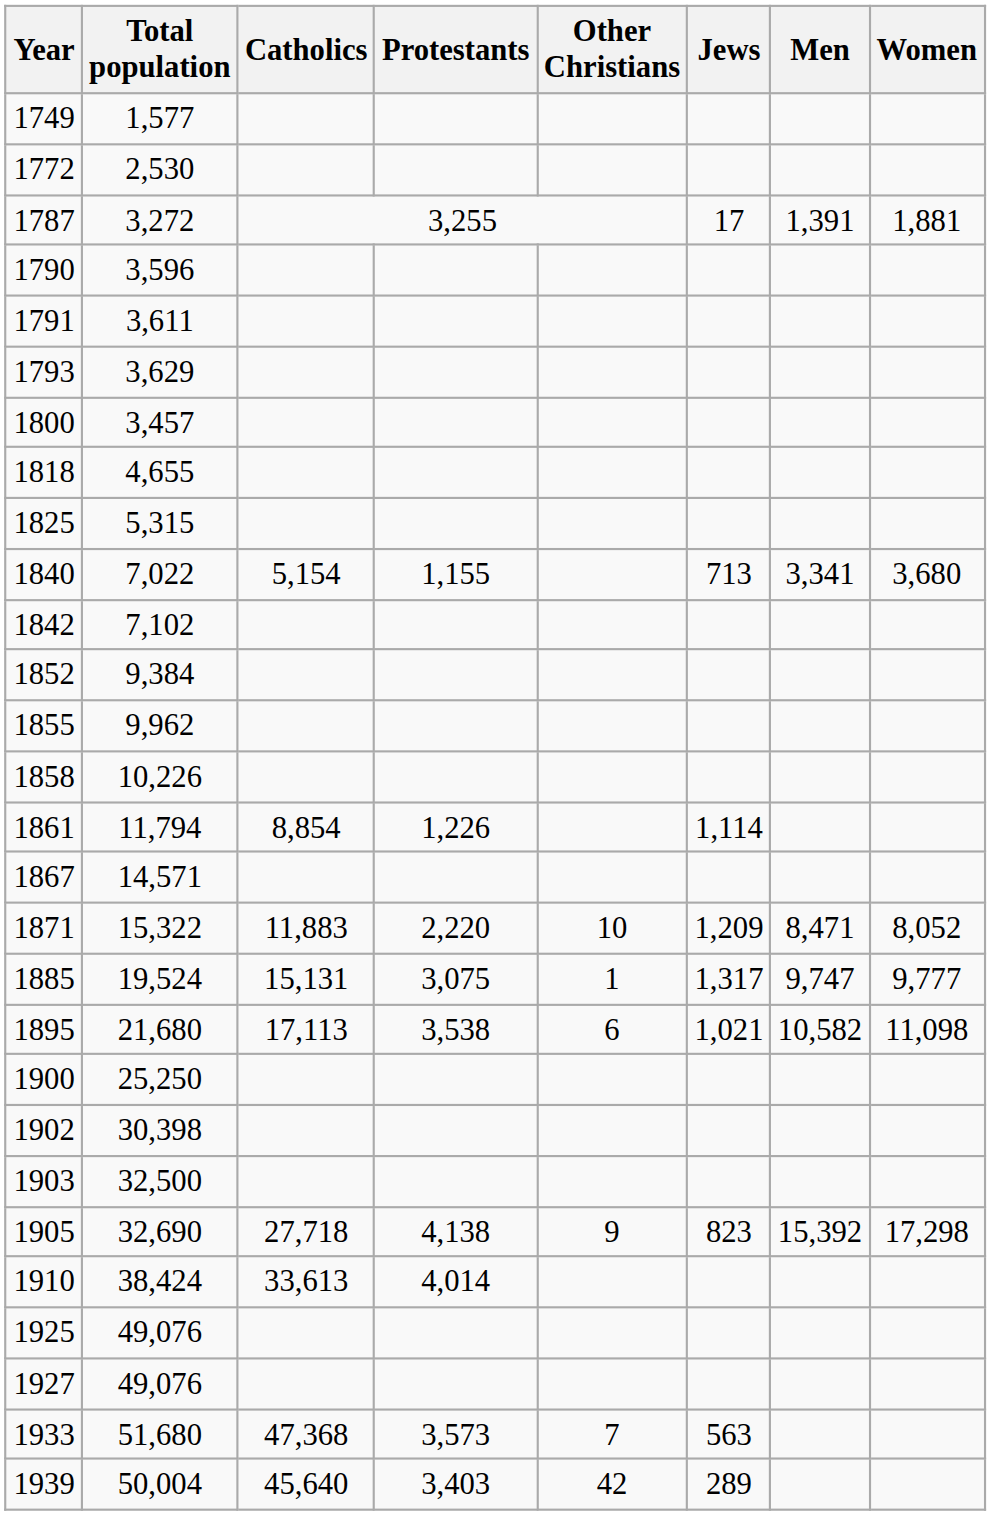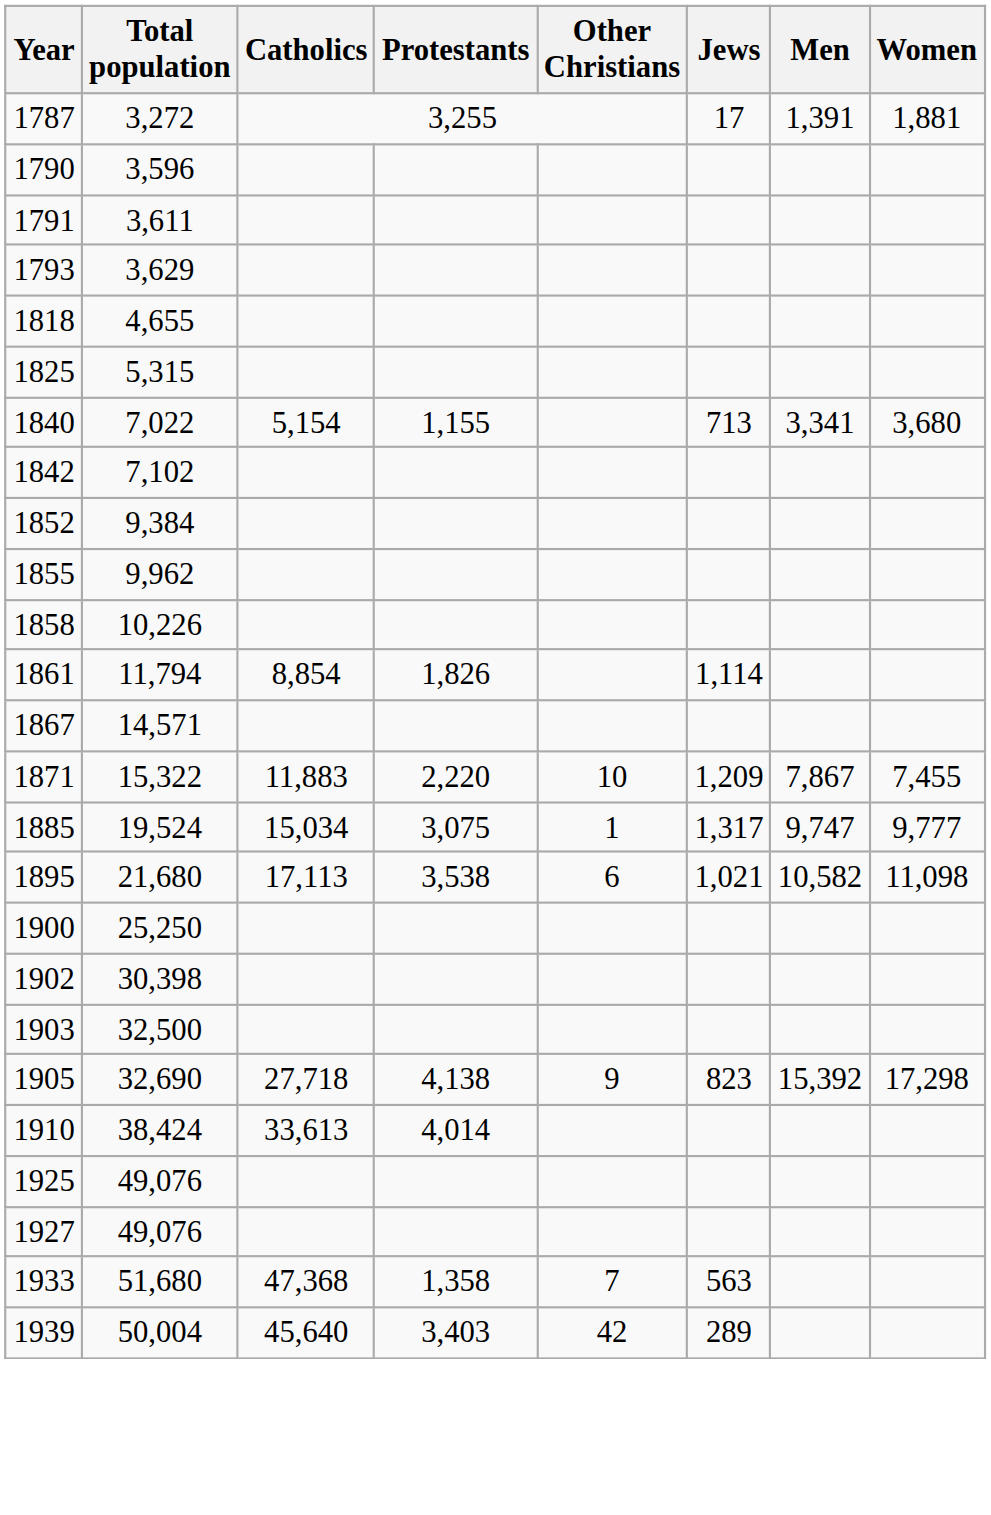- row: (44, 118)
- row: (44, 168)
- row: (44, 421)
(456, 826) 1,226 -> (456, 674) 1,826
(820, 927) 8,471 -> (820, 775) 7,867
(927, 927) 8,052 -> (927, 775) 7,455
(306, 978) 15,131 -> (306, 826) 15,034
(456, 1433) 3,573 -> (456, 1281) 1,358
